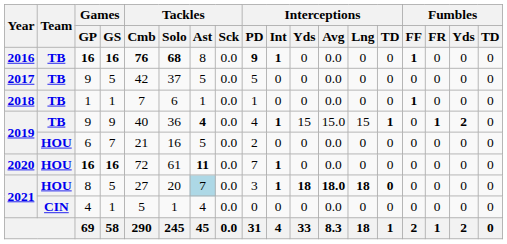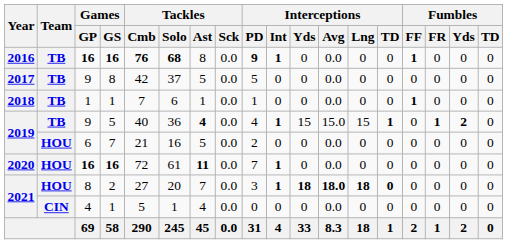(112, 79) 5 -> (112, 79) 8
(112, 121) 9 -> (112, 121) 5
(112, 185) 5 -> (112, 185) 2
(203, 185) lightblue background -> (203, 185) no background
